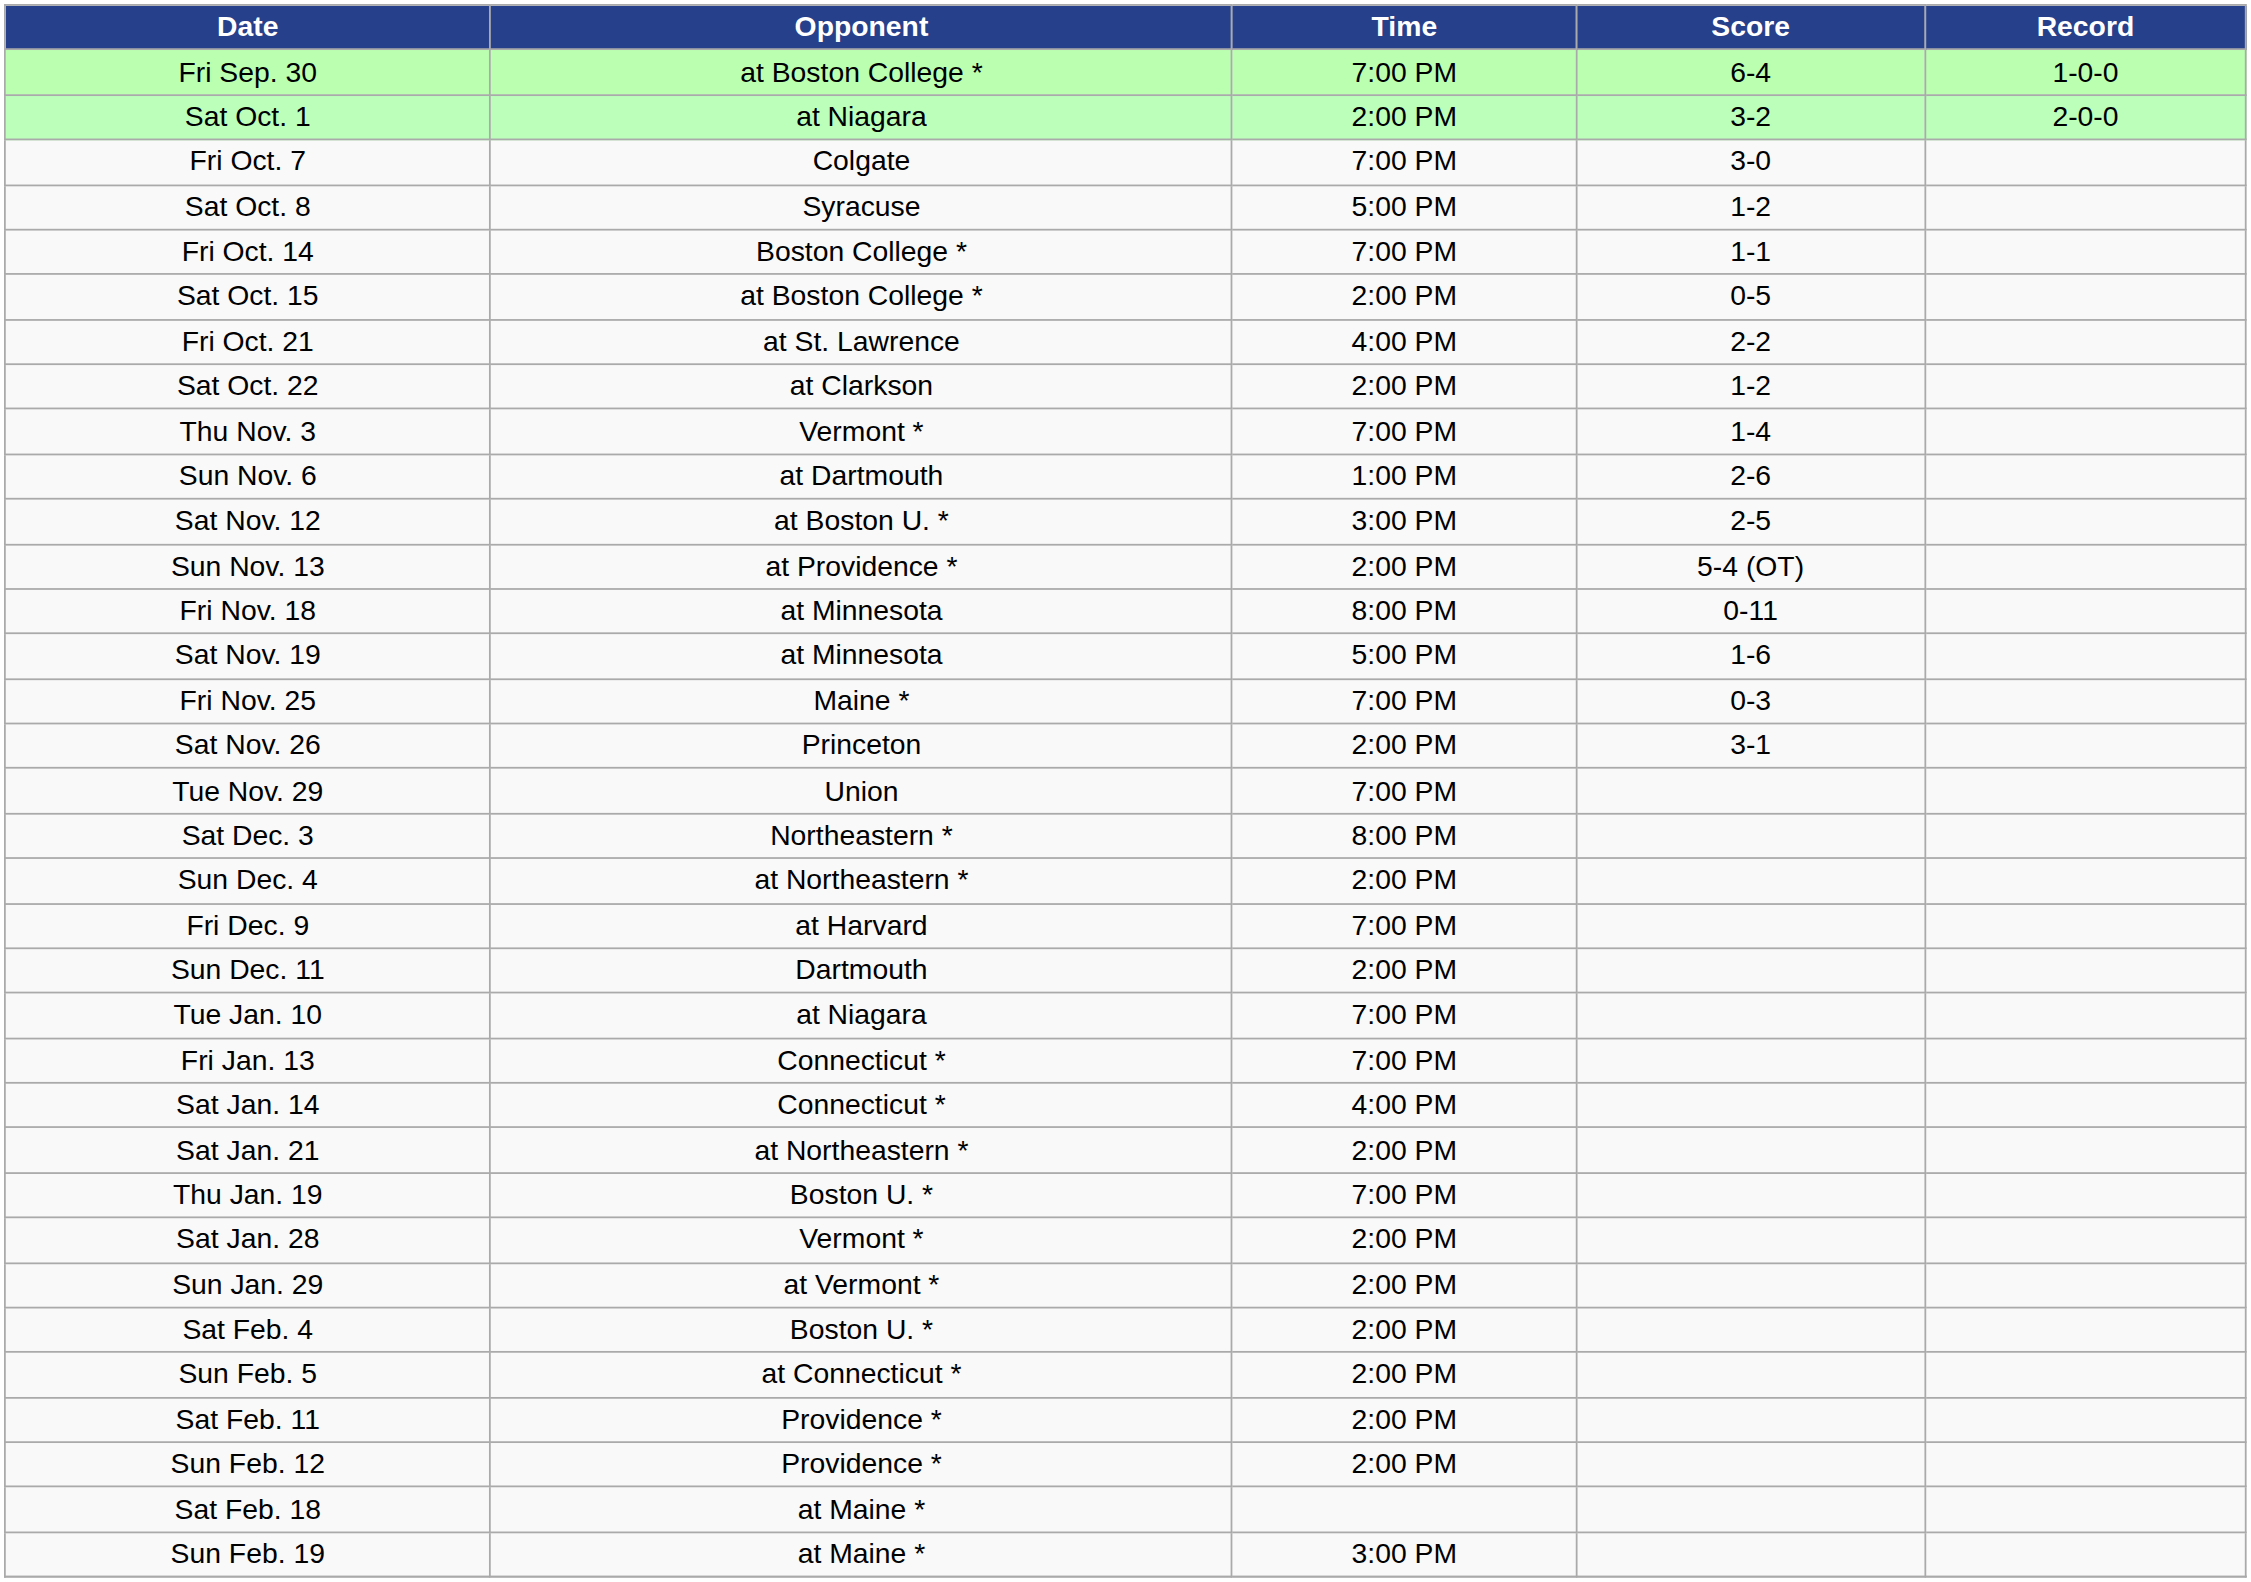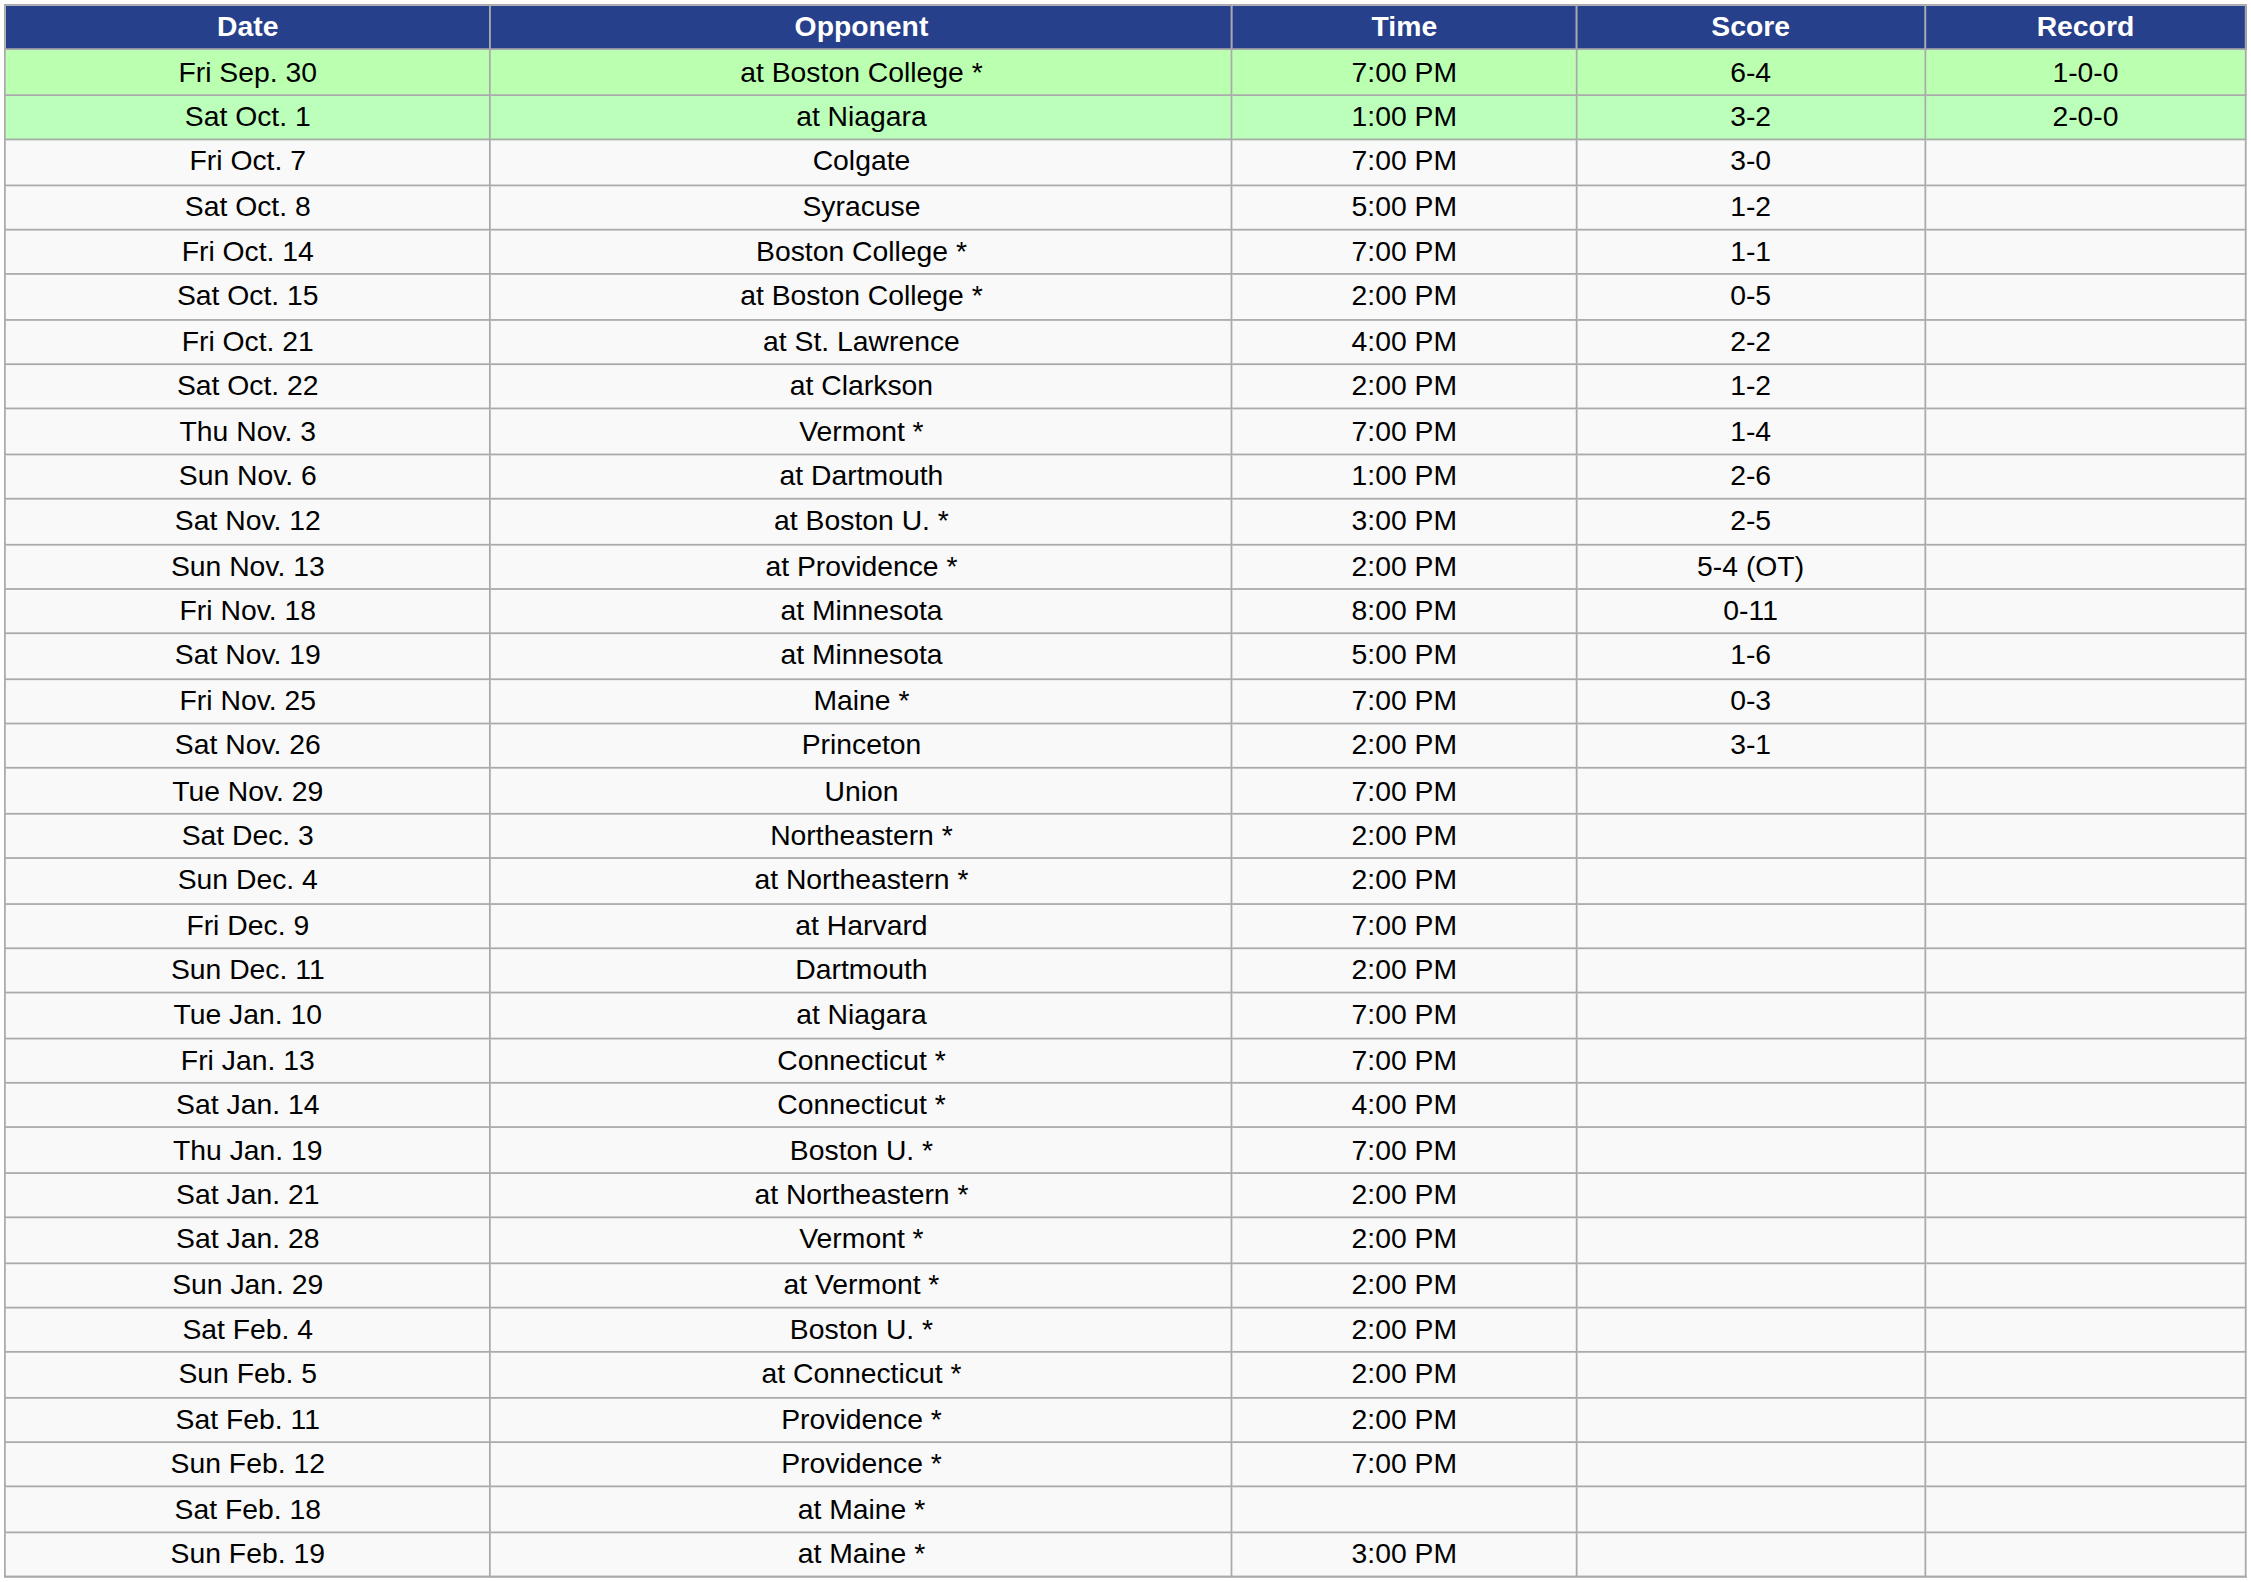(1404, 116) 2:00 PM -> (1404, 116) 1:00 PM
(1404, 835) 8:00 PM -> (1404, 835) 2:00 PM
rows swapped: (248, 1194) <-> (248, 1149)
(1404, 1464) 2:00 PM -> (1404, 1464) 7:00 PM
